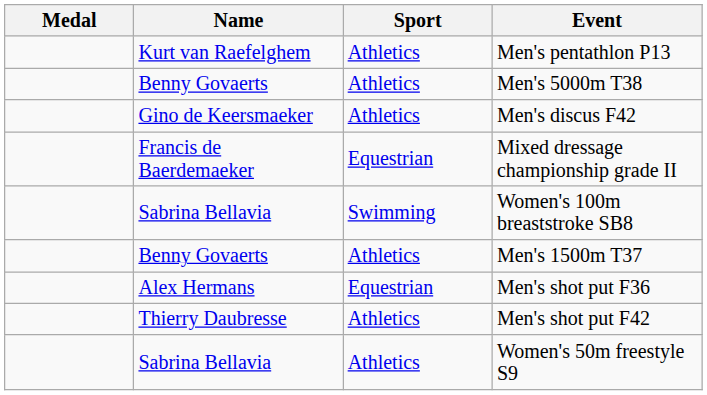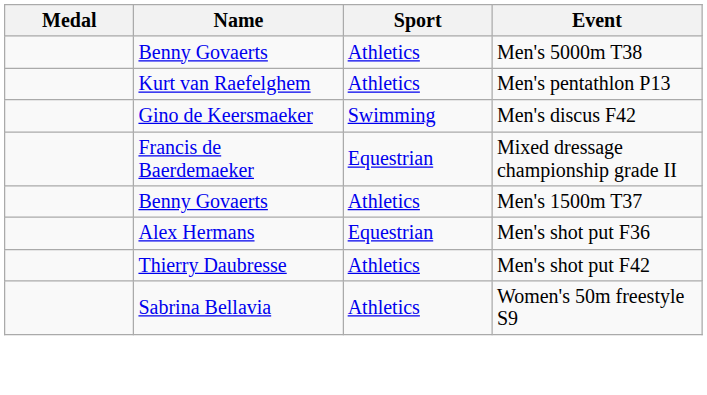rows swapped: (584, 52) <-> (570, 83)
(384, 115) Athletics -> (392, 115) Swimming
- row: (565, 212)
